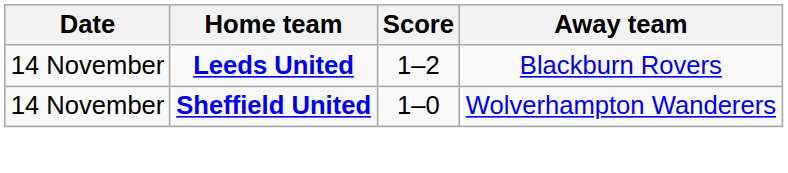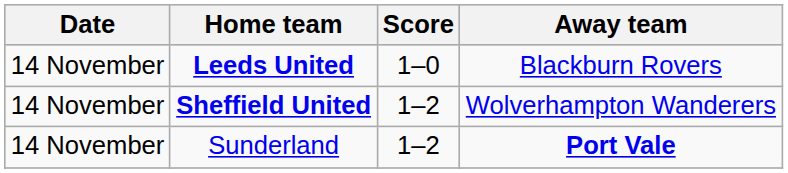(418, 65) 1–2 -> (418, 65) 1–0
(418, 106) 1–0 -> (418, 106) 1–2
+ row: (274, 146)
